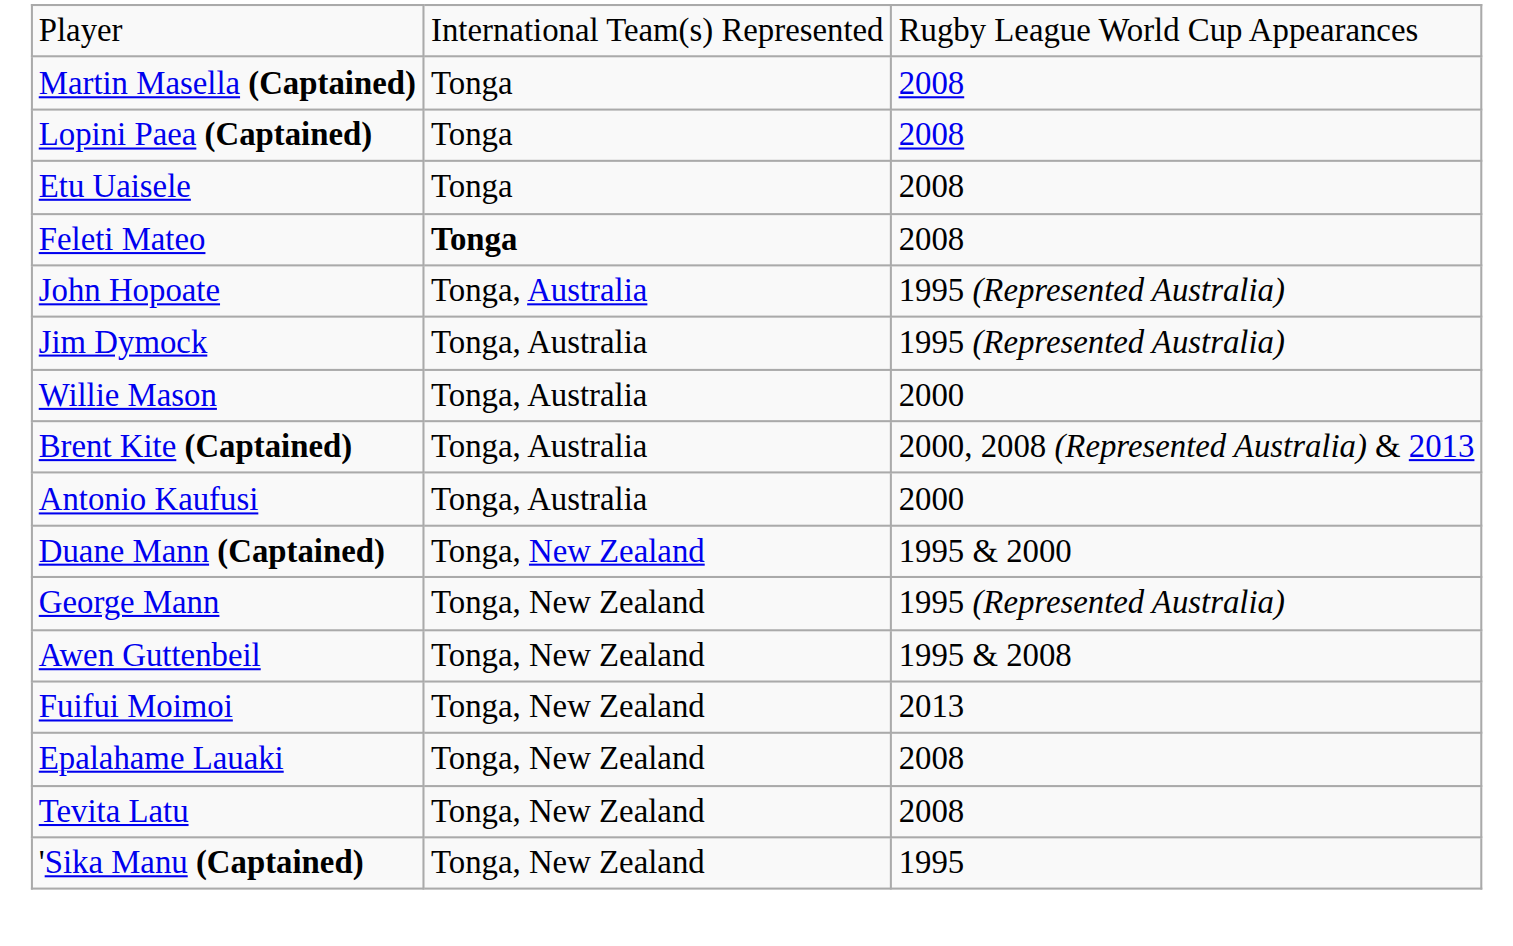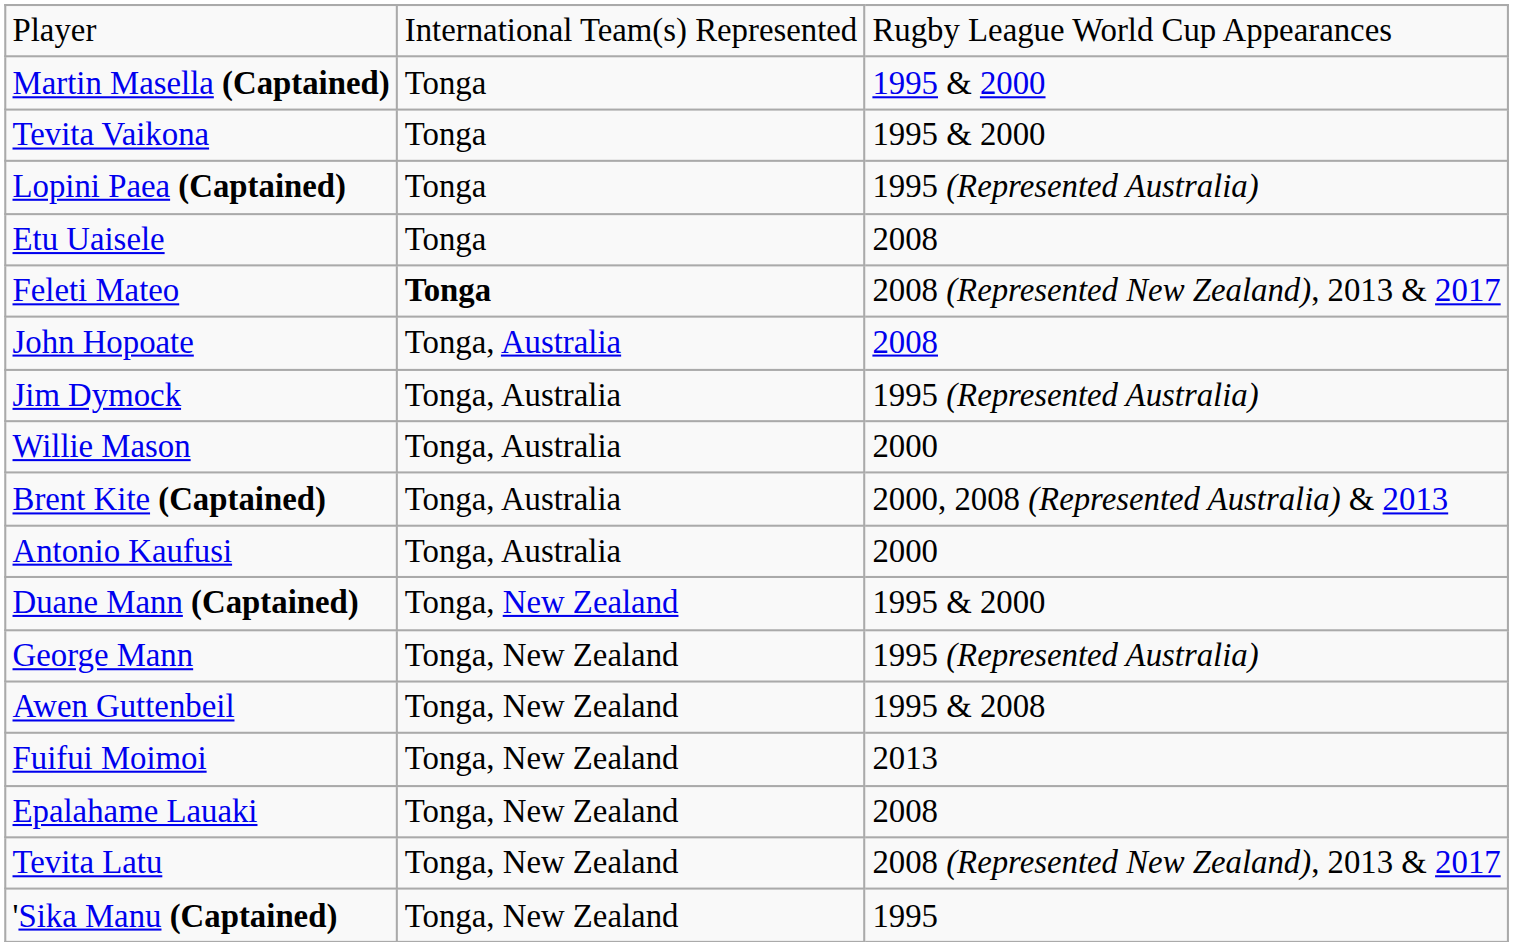(931, 82) 2008 -> (959, 82) 1995 & 2000
+ row: (111, 134)
(931, 134) 2008 -> (1066, 186) 1995 (Represented Australia)
(931, 238) 2008 -> (1187, 290) 2008 (Represented New Zealand), 2013 & 2017
(1092, 290) 1995 (Represented Australia) -> (905, 342) 2008
(931, 810) 2008 -> (1187, 862) 2008 (Represented New Zealand), 2013 & 2017
